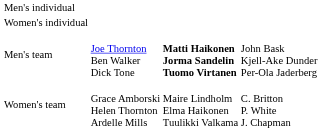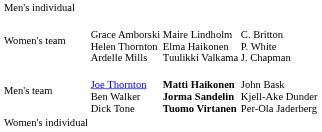rows swapped: (46, 22) <-> (35, 105)
